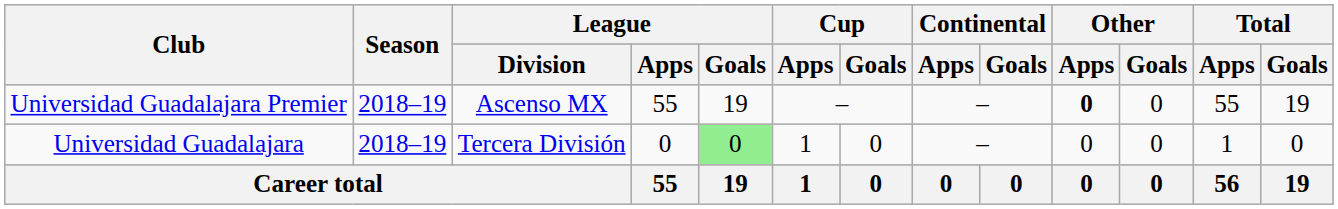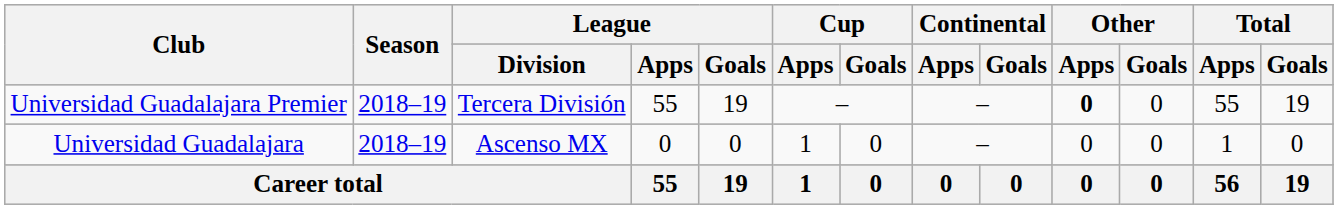(542, 104) Ascenso MX -> (542, 104) Tercera División
(542, 143) Tercera División -> (542, 143) Ascenso MX
(735, 143) lightgreen background -> (735, 143) no background
